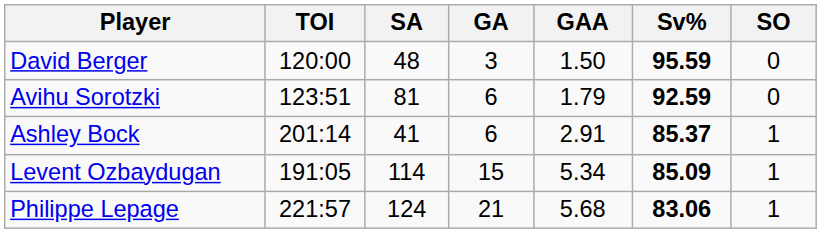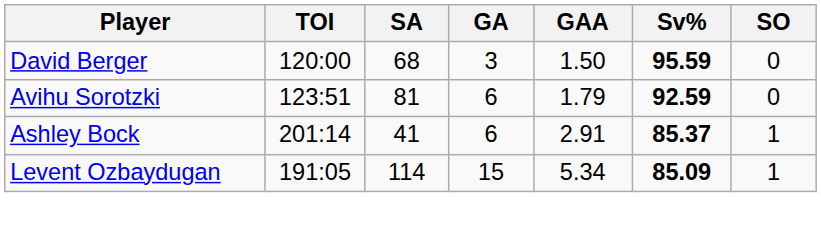(407, 60) 48 -> (407, 60) 68
- row: (95, 209)
